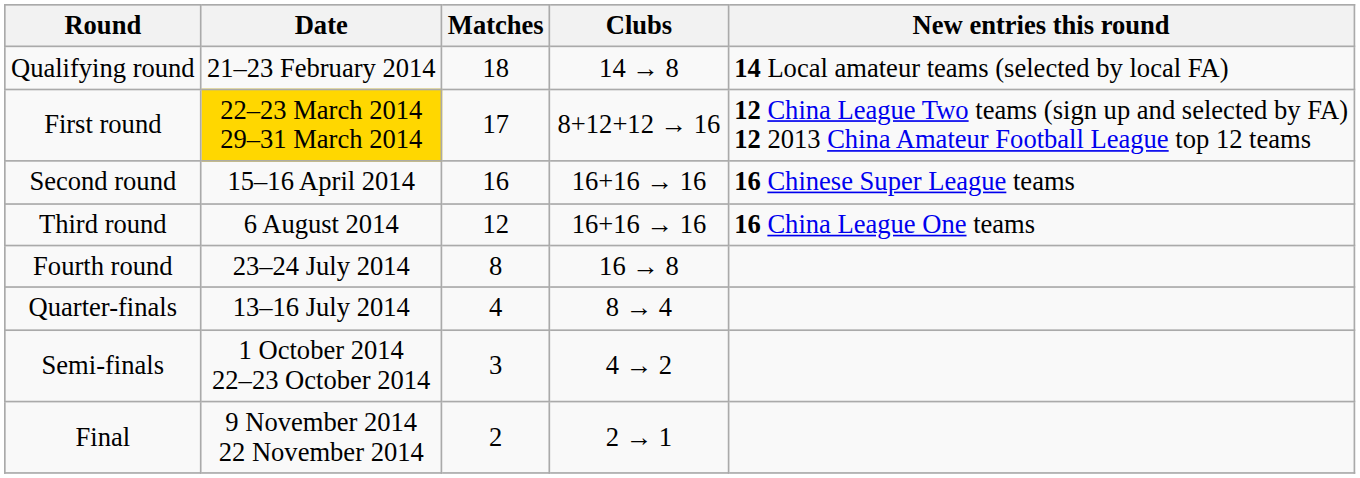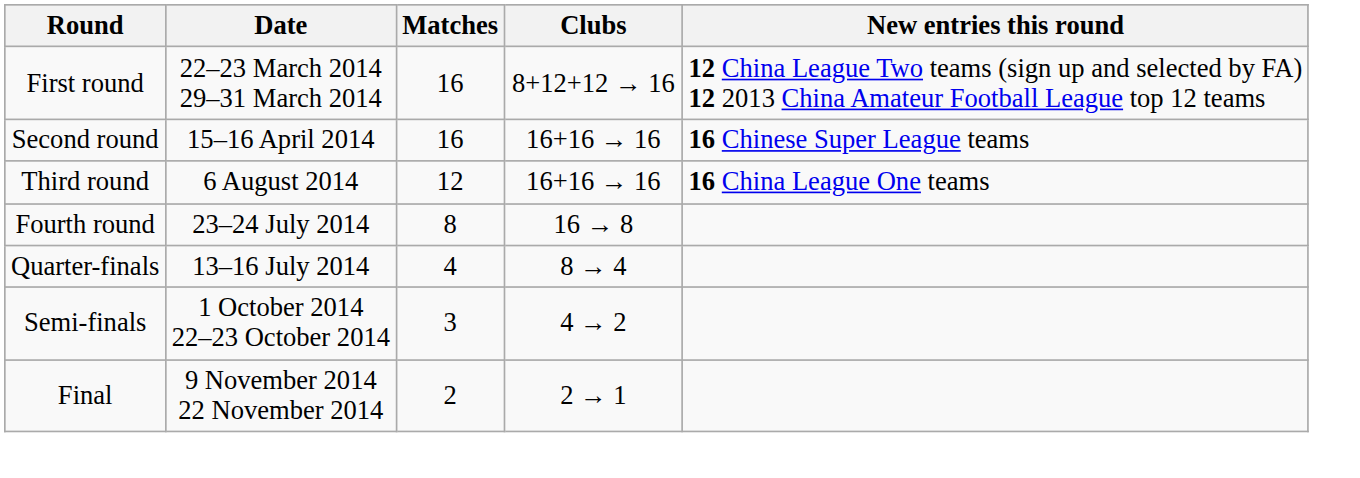- row: (103, 67)
(321, 124) gold background -> (281, 82) no background
(496, 124) 17 -> (450, 82) 16
